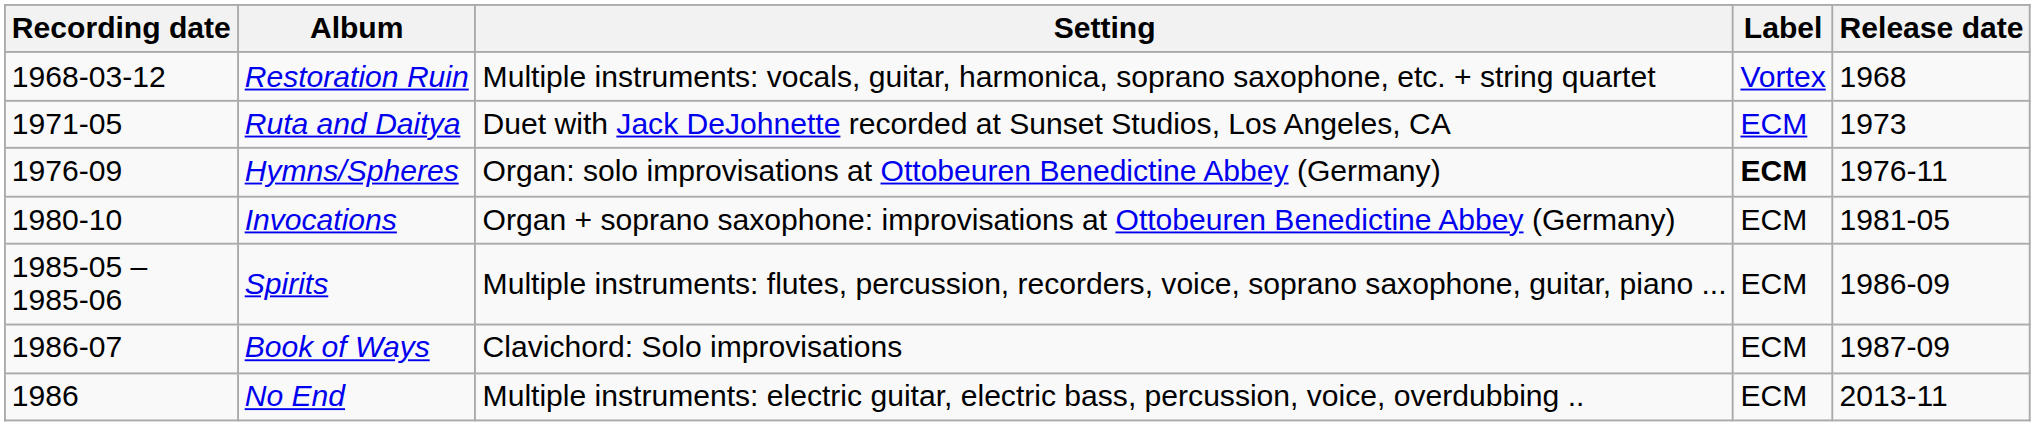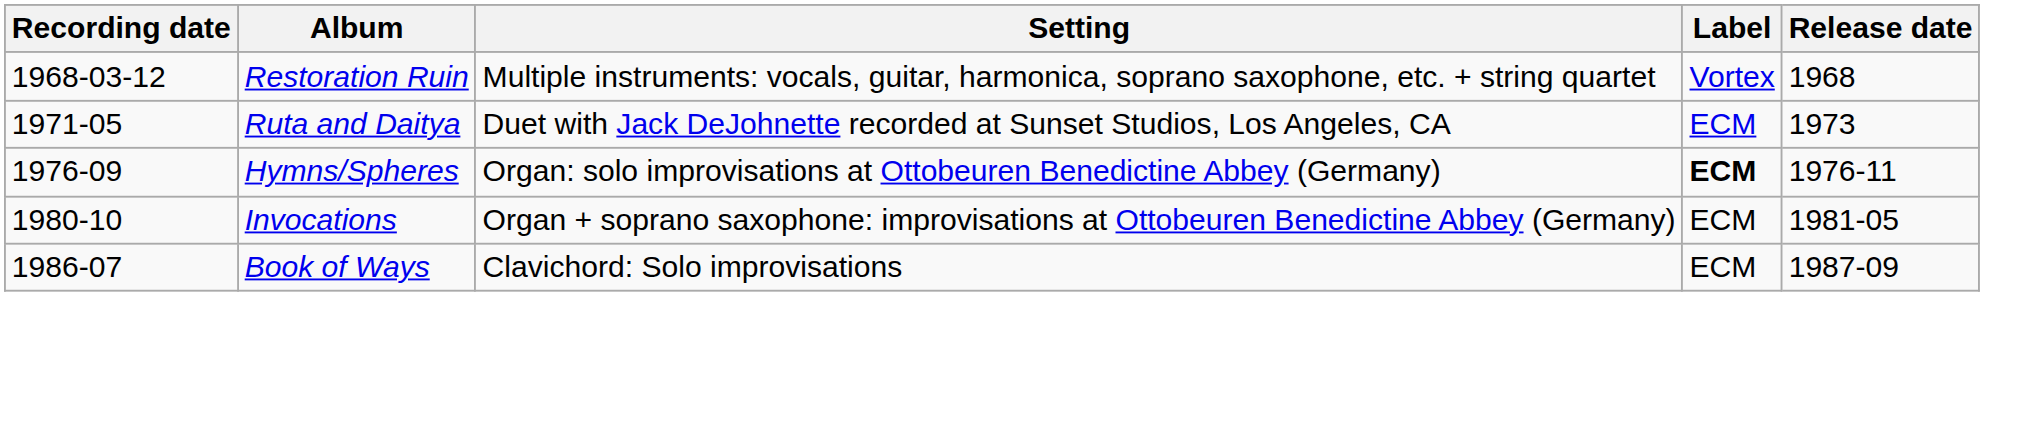- row: (286, 283)
- row: (295, 396)
